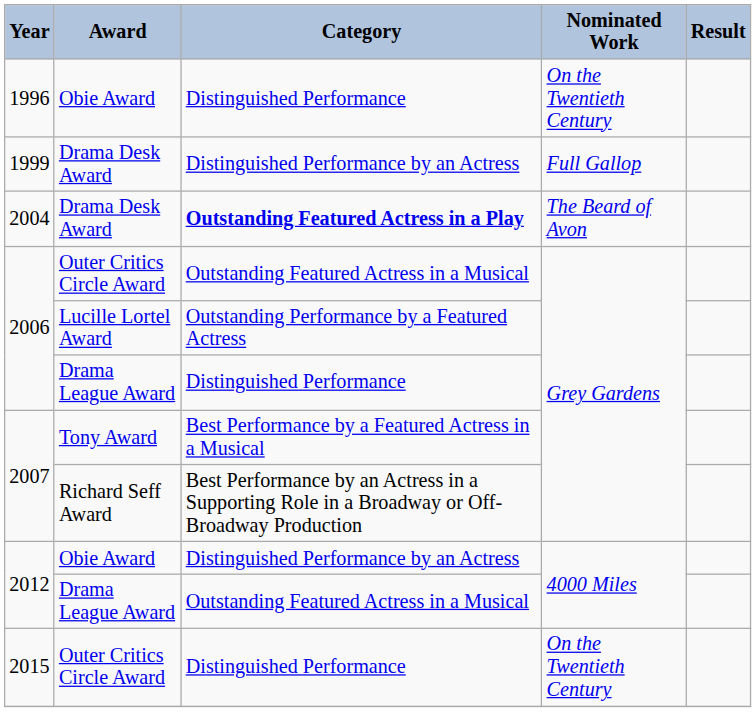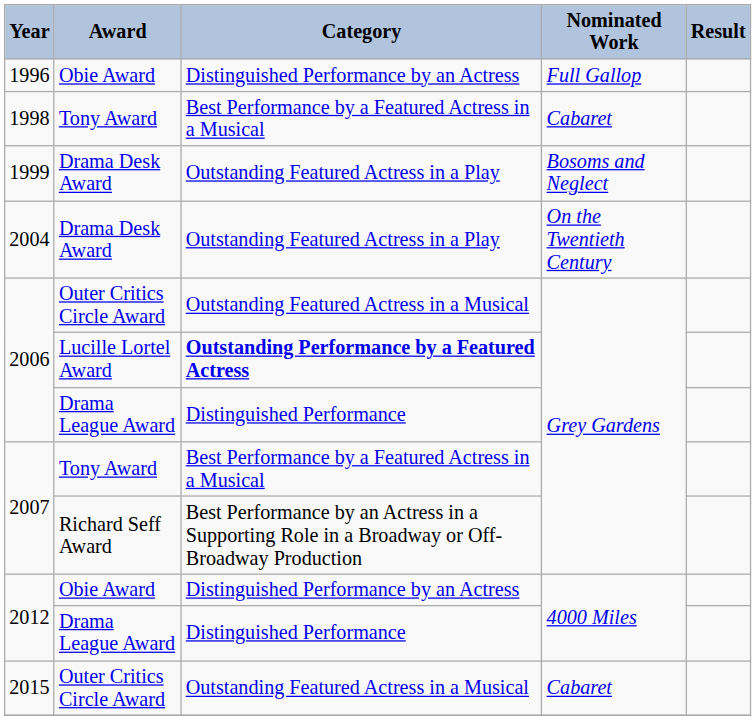(296, 97) Distinguished Performance -> (353, 75) Distinguished Performance by an Actress
(586, 97) On the Twentieth Century -> (594, 75) Full Gallop
+ row: (29, 118)
(353, 163) Distinguished Performance by an Actress -> (343, 173) Outstanding Featured Actress in a Play
(594, 163) Full Gallop -> (596, 173) Bosoms and Neglect
(355, 218) bold -> (343, 239) normal
(599, 218) The Beard of Avon -> (586, 239) On the Twentieth Century
(346, 327) normal -> (360, 359) bold
(357, 601) Outstanding Featured Actress in a Musical -> (296, 633) Distinguished Performance
(296, 667) Distinguished Performance -> (357, 687) Outstanding Featured Actress in a Musical
(586, 667) On the Twentieth Century -> (579, 687) Cabaret
